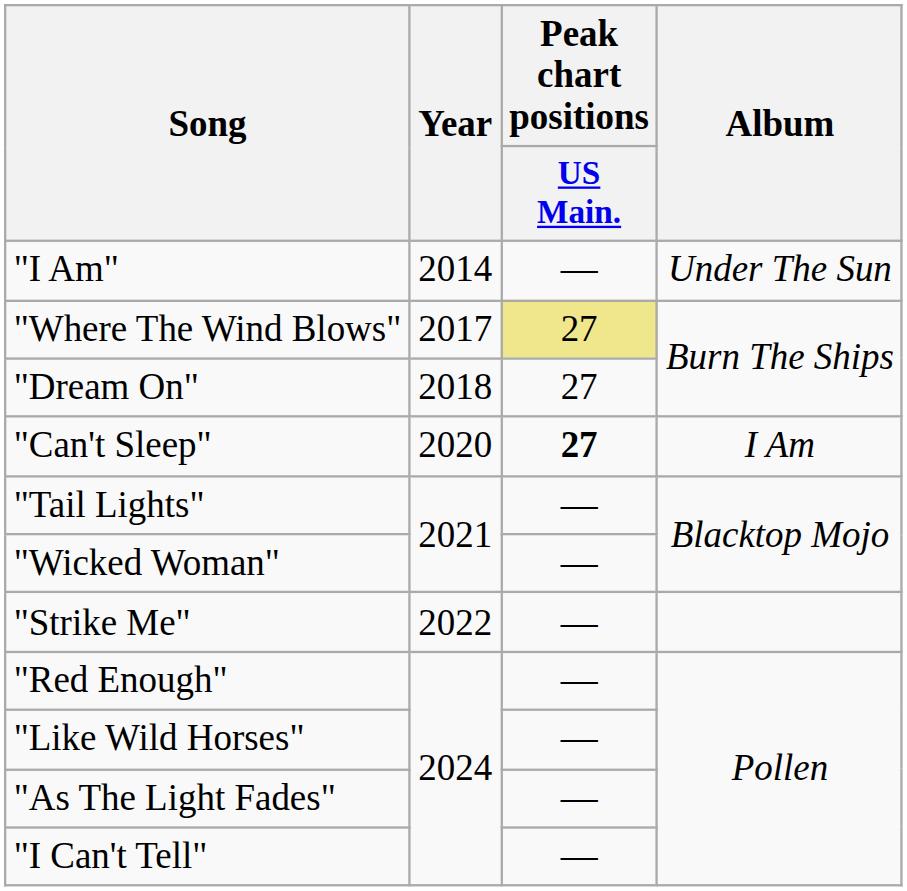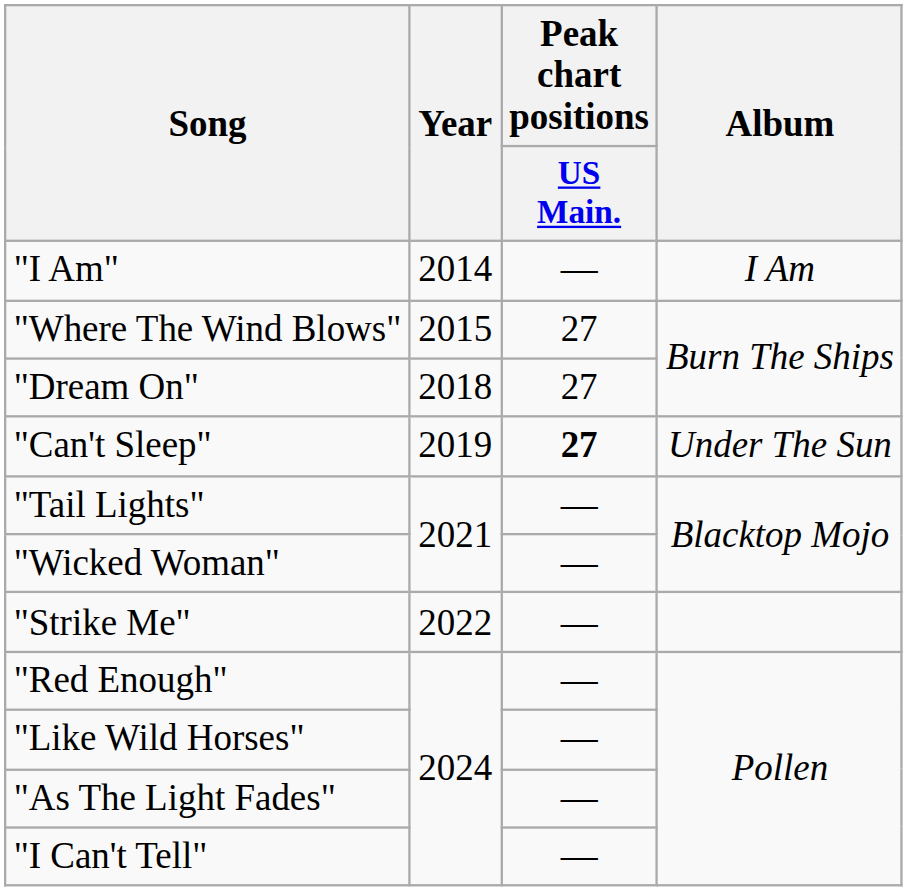(780, 269) Under The Sun -> (780, 269) I Am
(455, 328) 2017 -> (455, 328) 2015
(579, 328) khaki background -> (579, 328) no background
(455, 445) 2020 -> (455, 445) 2019
(780, 445) I Am -> (780, 445) Under The Sun
